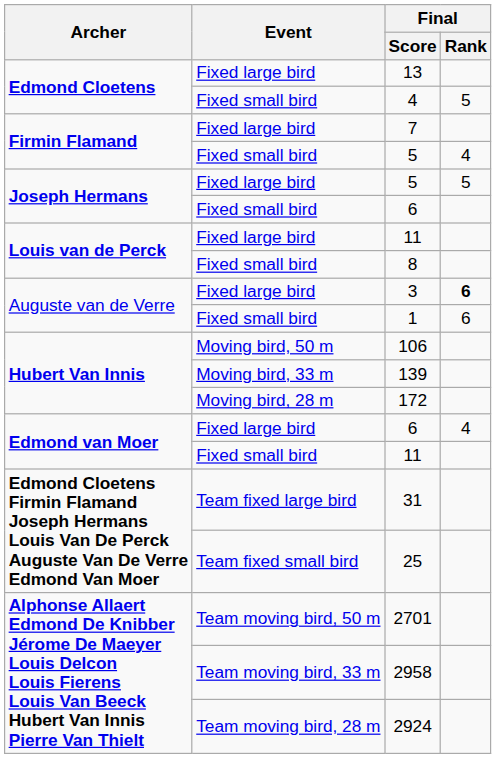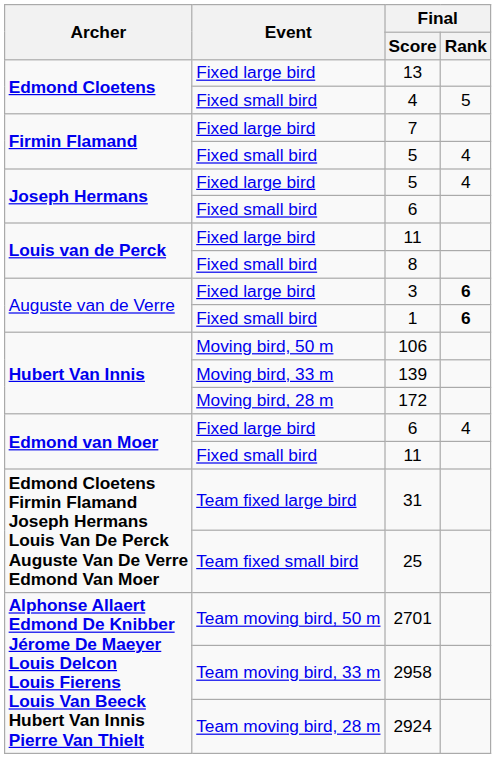(466, 182) 5 -> (466, 182) 4
(466, 319) normal -> (466, 319) bold
